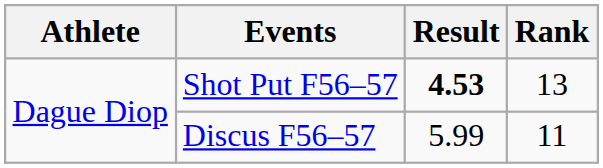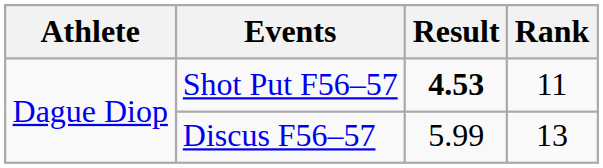(552, 83) 13 -> (552, 83) 11
(552, 136) 11 -> (552, 136) 13
